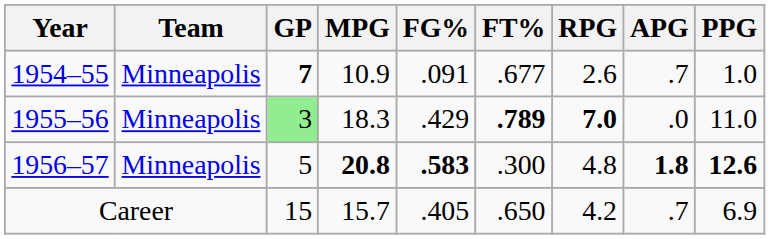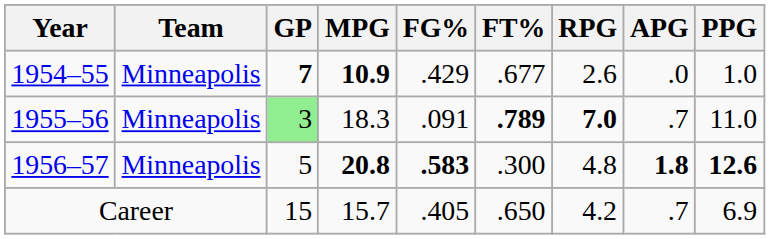(366, 73) normal -> (366, 73) bold
(445, 73) .091 -> (445, 73) .429
(678, 73) .7 -> (678, 73) .0
(445, 119) .429 -> (445, 119) .091
(678, 119) .0 -> (678, 119) .7
